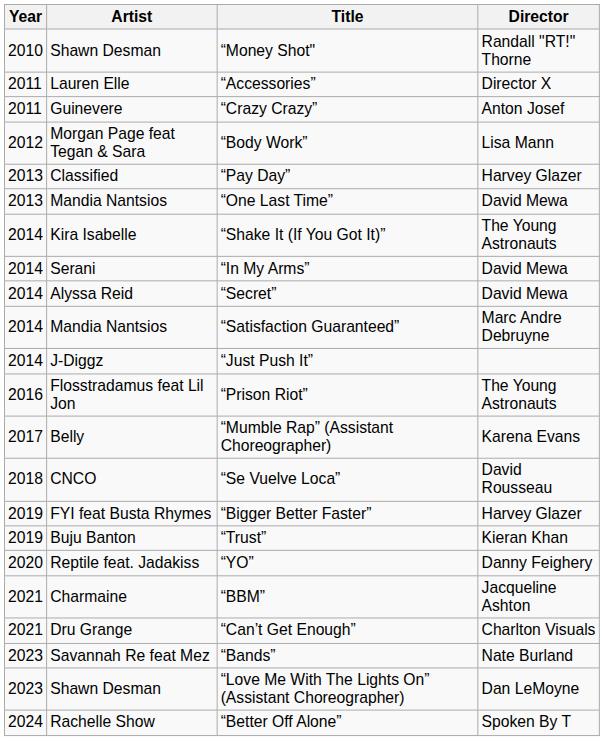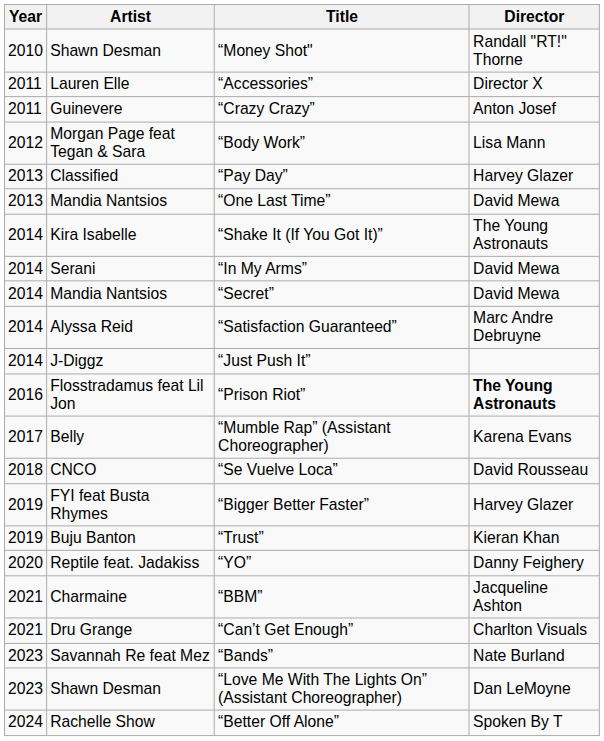(92, 293) Alyssa Reid -> (109, 293) Mandia Nantsios
(109, 327) Mandia Nantsios -> (92, 327) Alyssa Reid
(519, 394) normal -> (514, 394) bold
